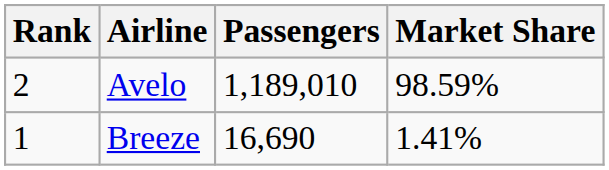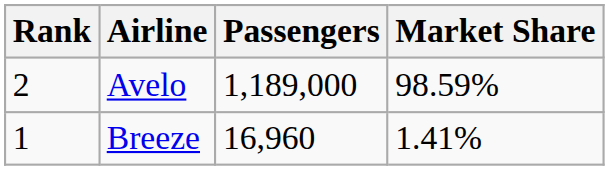(290, 84) 1,189,010 -> (290, 84) 1,189,000
(269, 137) 16,690 -> (269, 137) 16,960
